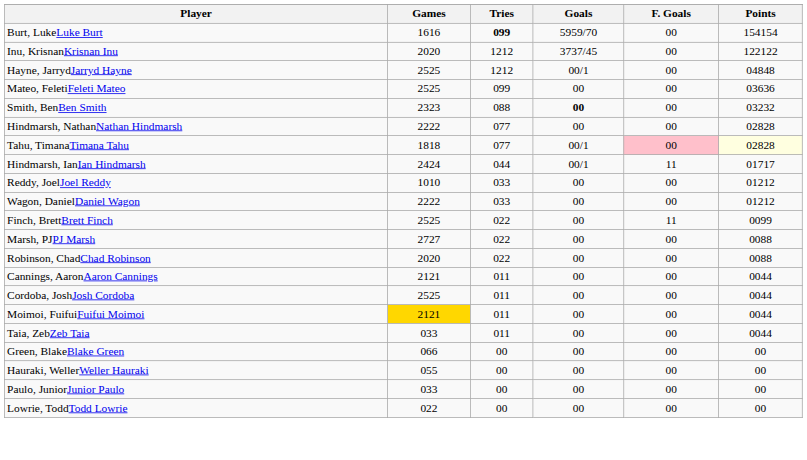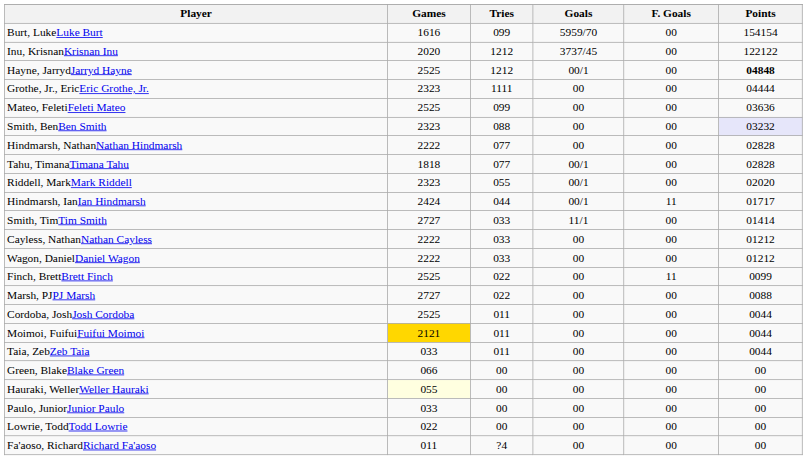(502, 33) bold -> (502, 33) normal
(761, 70) normal -> (761, 70) bold
+ row: (78, 89)
(578, 108) bold -> (578, 126) normal
(761, 108) no background -> (761, 126) lavender background
(671, 145) pink background -> (671, 164) no background
(761, 145) lightyellow background -> (761, 164) no background
+ row: (69, 183)
+ row: (57, 220)
+ row: (80, 239)
- row: (59, 183)
- row: (79, 258)
- row: (82, 276)
(429, 370) no background -> (429, 389) lightyellow background
+ row: (82, 445)
